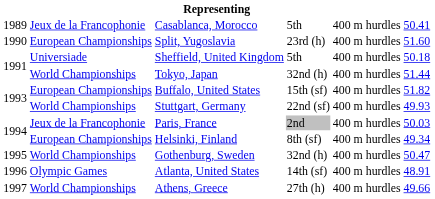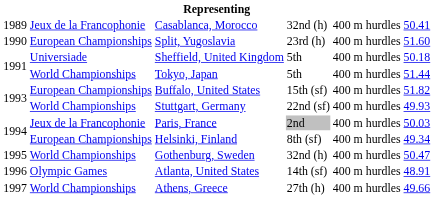(294, 25) 5th -> (307, 25) 32nd (h)
(307, 74) 32nd (h) -> (294, 74) 5th
